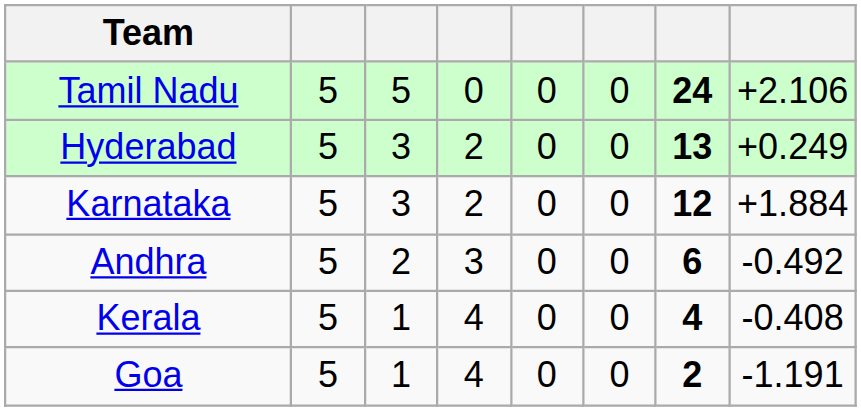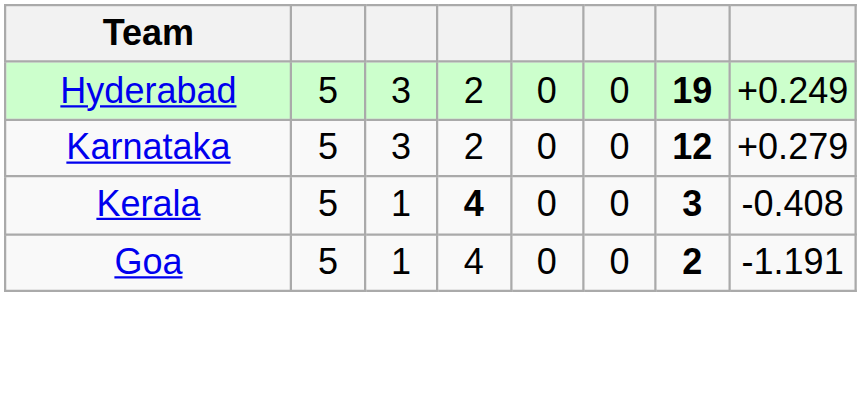- row: (148, 90)
(692, 147) 13 -> (692, 90) 19
(793, 204) +1.884 -> (793, 147) +0.279
- row: (148, 261)
(474, 318) normal -> (474, 204) bold
(692, 318) 4 -> (692, 204) 3
